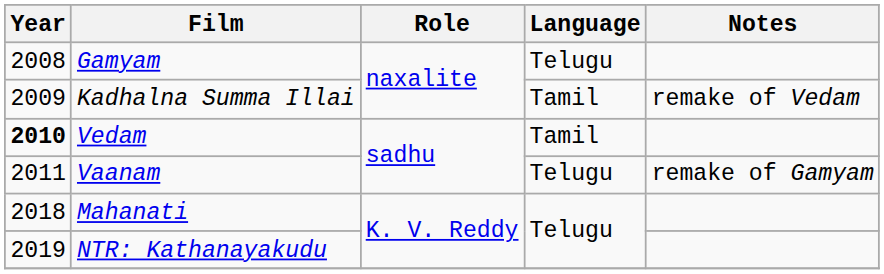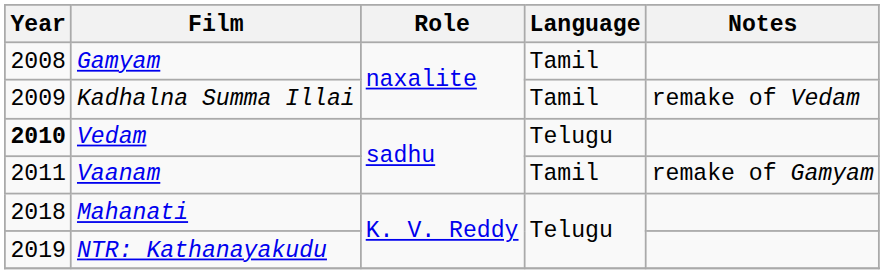(571, 61) Telugu -> (564, 61) Tamil
(564, 137) Tamil -> (571, 137) Telugu
(571, 175) Telugu -> (564, 175) Tamil
